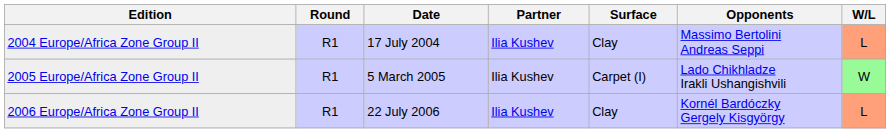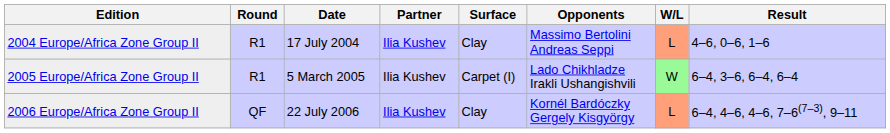+ column: (787, 15)
(330, 111) R1 -> (257, 111) QF
